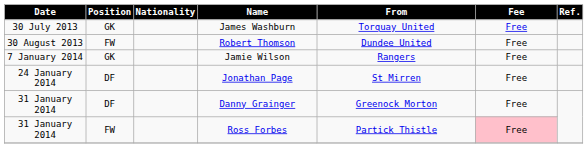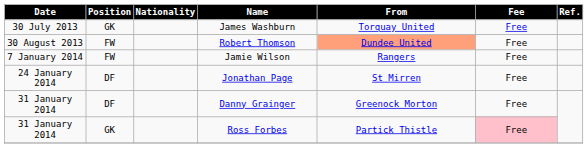(396, 42) no background -> (396, 42) lightsalmon background
(110, 57) GK -> (110, 57) FW
(110, 129) FW -> (110, 129) GK
